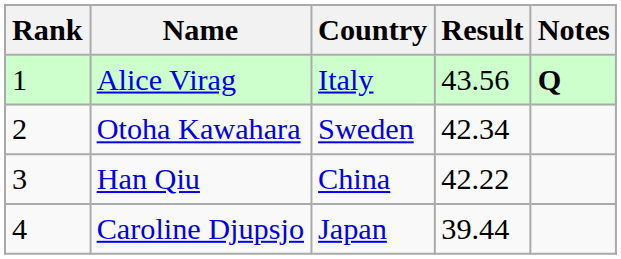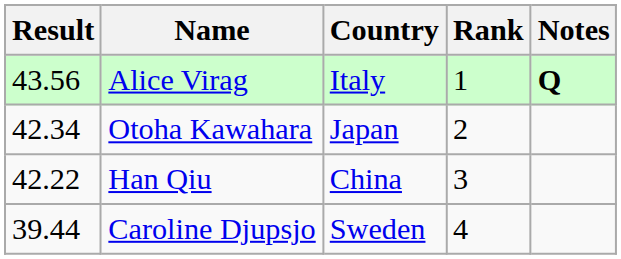columns swapped: (47, 29) <-> (482, 29)
(366, 129) Sweden -> (364, 129) Japan
(352, 229) Japan -> (378, 229) Sweden
